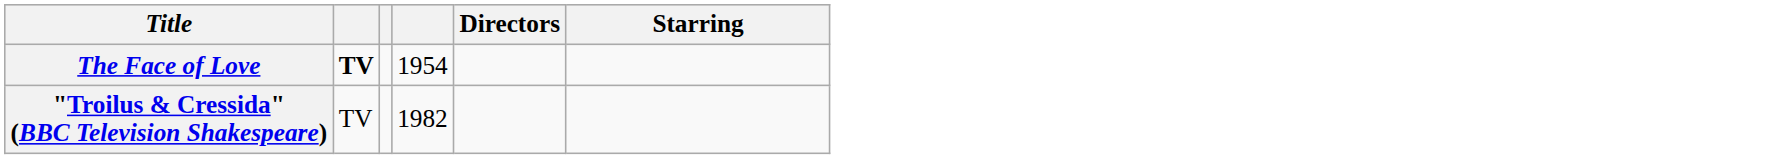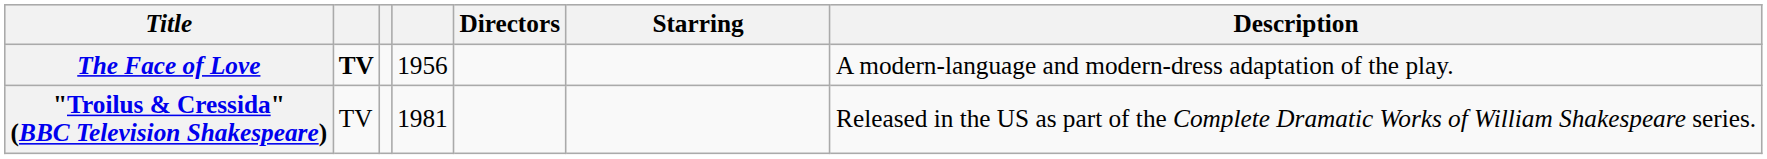+ column: (1296, 24)
(422, 64) 1954 -> (422, 64) 1956
(422, 118) 1982 -> (422, 118) 1981
